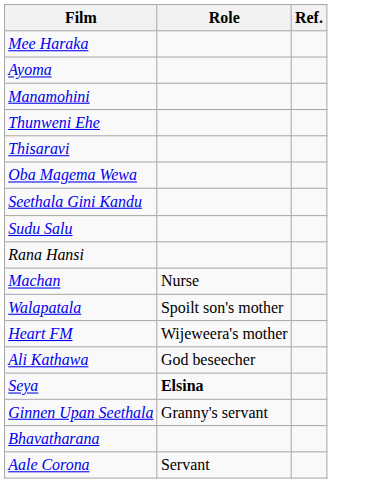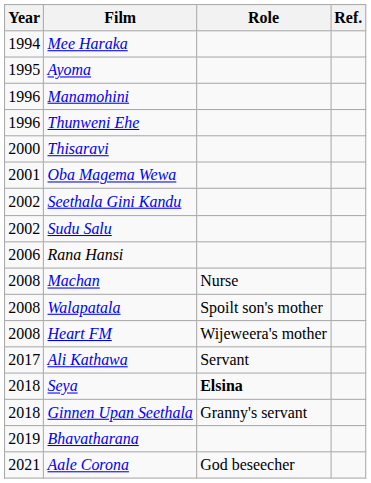+ column: (24, 17)
(208, 359) God beseecher -> (225, 359) Servant
(185, 465) Servant -> (247, 465) God beseecher
